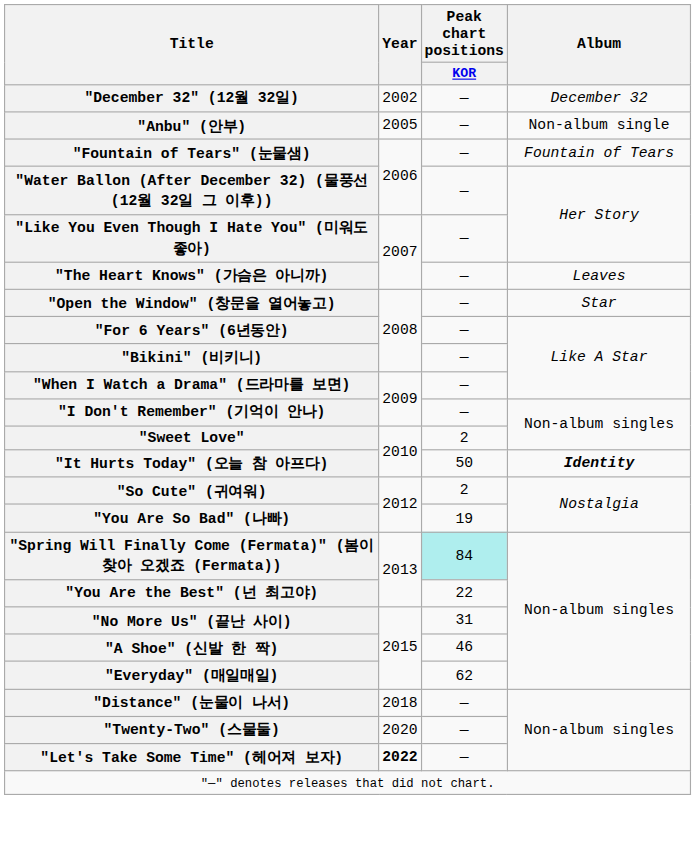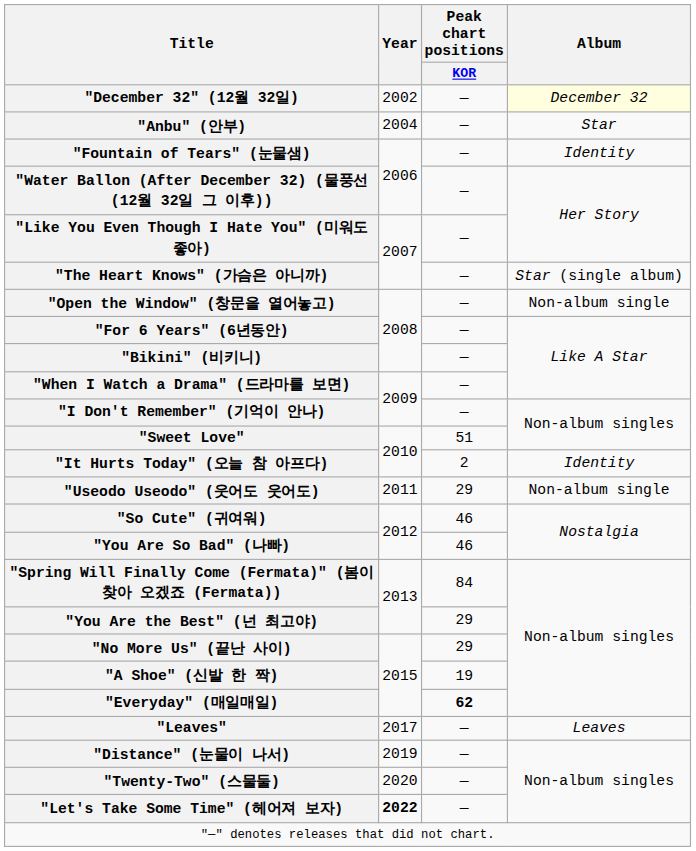(599, 98) no background -> (599, 98) lightyellow background
(400, 126) 2005 -> (400, 126) 2004
(599, 126) Non-album single -> (599, 126) Star
(599, 153) Fountain of Tears -> (599, 153) Identity
(599, 276) Leaves -> (599, 276) Star (single album)
(599, 303) Star -> (599, 303) Non-album single
(464, 438) 2 -> (464, 438) 51
(464, 464) 50 -> (464, 464) 2
(599, 464) bold -> (599, 464) normal
+ row: (192, 491)
(464, 491) 2 -> (464, 518) 46
(464, 518) 19 -> (464, 546) 46
(464, 556) paleturquoise background -> (464, 583) no background
(464, 593) 22 -> (464, 621) 29
(464, 621) 31 -> (464, 648) 29
(464, 648) 46 -> (464, 675) 19
(464, 675) normal -> (464, 703) bold
+ row: (192, 728)
(400, 703) 2018 -> (400, 754) 2019
